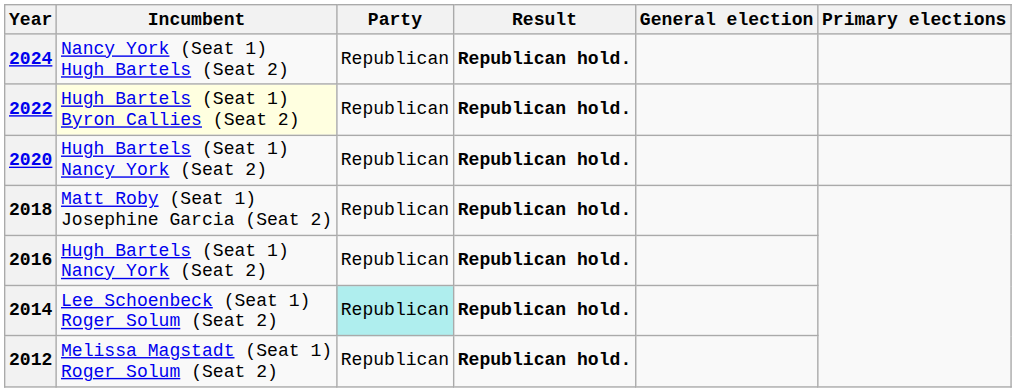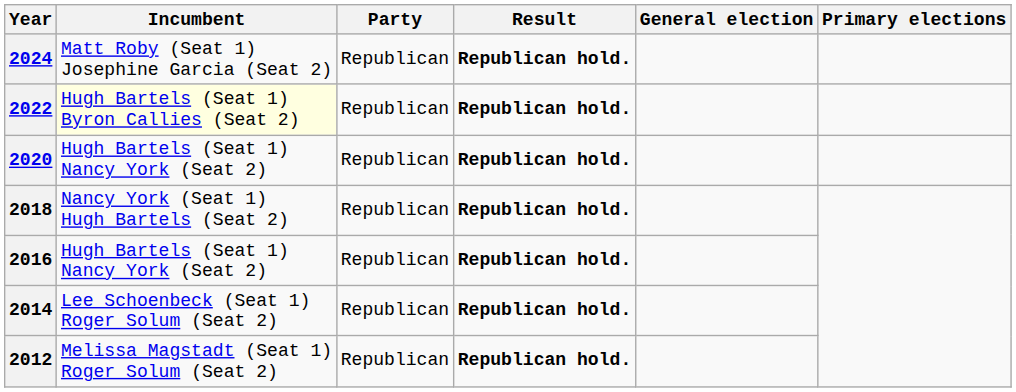(175, 59) Nancy York (Seat 1) Hugh Bartels (Seat 2) -> (197, 59) Matt Roby (Seat 1) Josephine Garcia (Seat 2)
(197, 210) Matt Roby (Seat 1) Josephine Garcia (Seat 2) -> (175, 210) Nancy York (Seat 1) Hugh Bartels (Seat 2)
(395, 311) paleturquoise background -> (395, 311) no background
